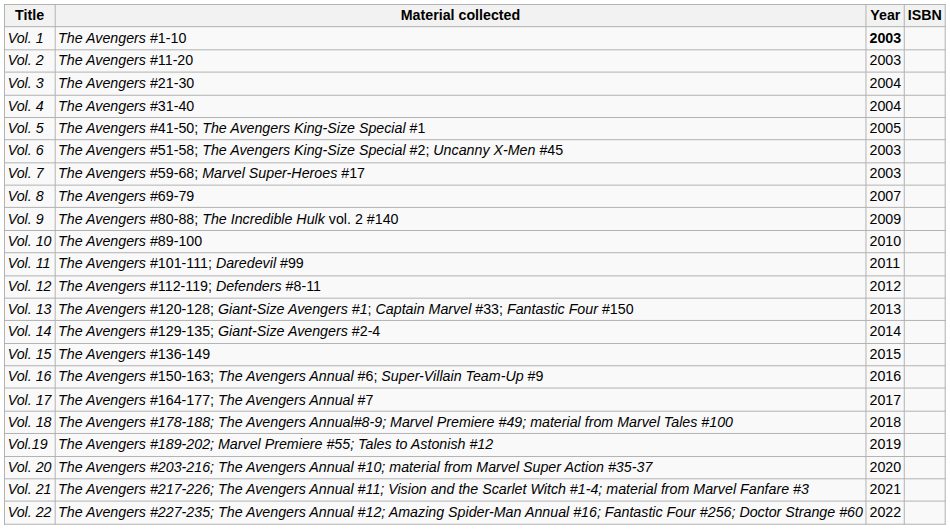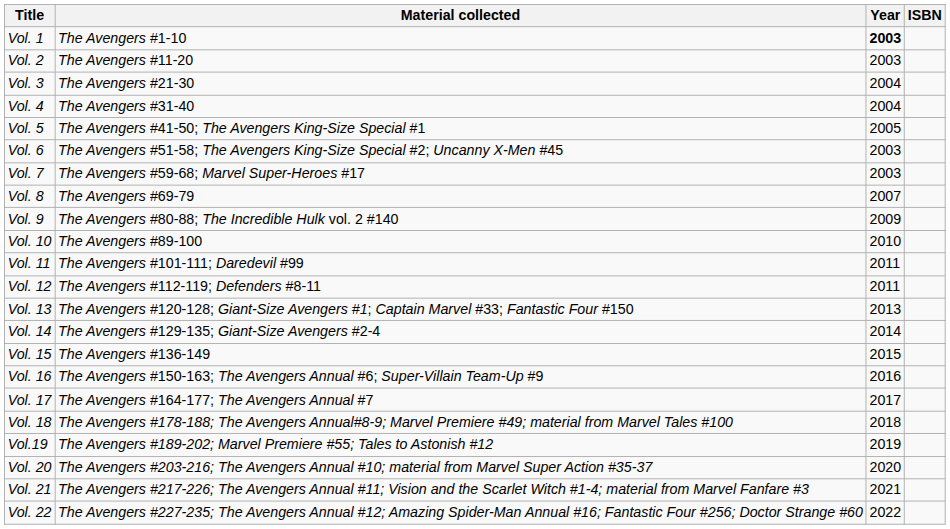(885, 286) 2012 -> (885, 286) 2011
